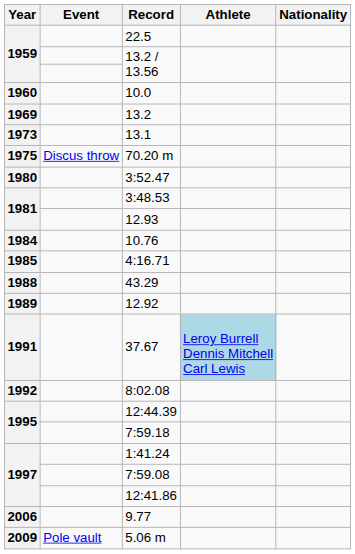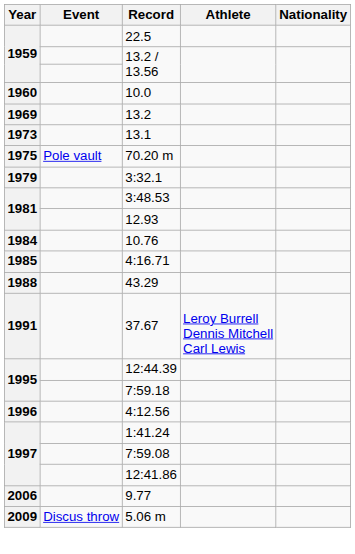(81, 156) Discus throw -> (72, 156) Pole vault
+ row: (22, 177)
- row: (22, 177)
- row: (22, 303)
(228, 354) lightblue background -> (228, 333) no background
- row: (22, 390)
+ row: (22, 411)
(72, 538) Pole vault -> (81, 517) Discus throw
